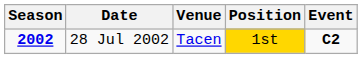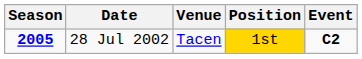(35, 41) 2002 -> (35, 41) 2005
